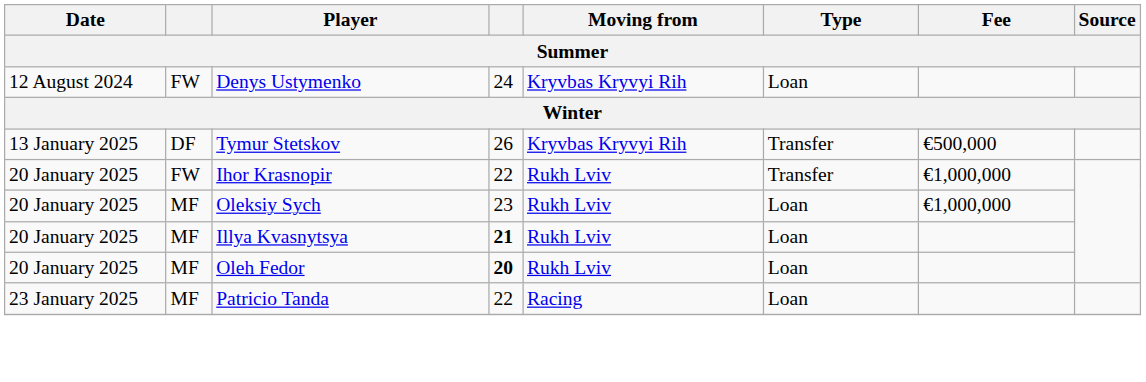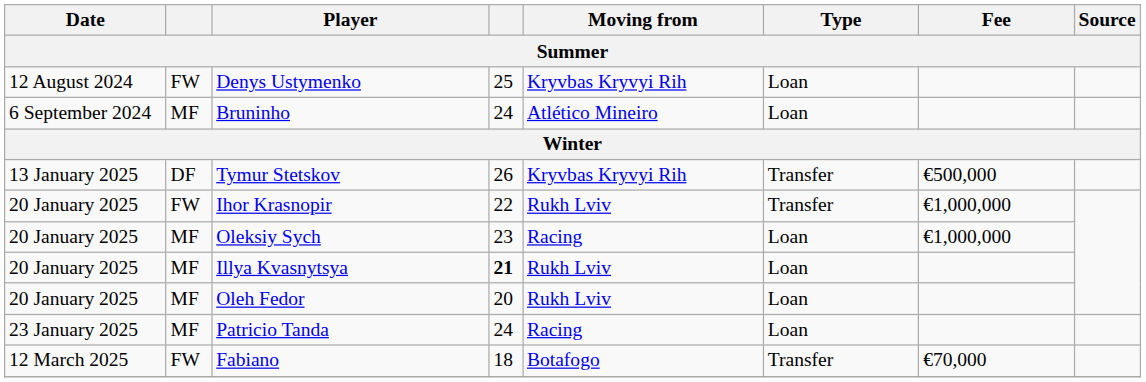(503, 81) 24 -> (503, 81) 25
+ row: (253, 112)
(569, 205) Rukh Lviv -> (555, 236) Racing
(503, 267) bold -> (503, 298) normal
(503, 298) 22 -> (503, 329) 24
+ row: (248, 360)
